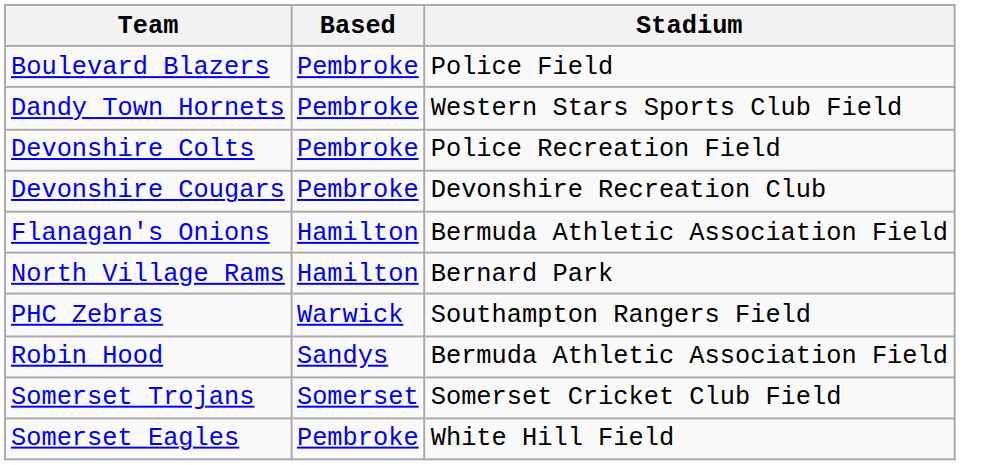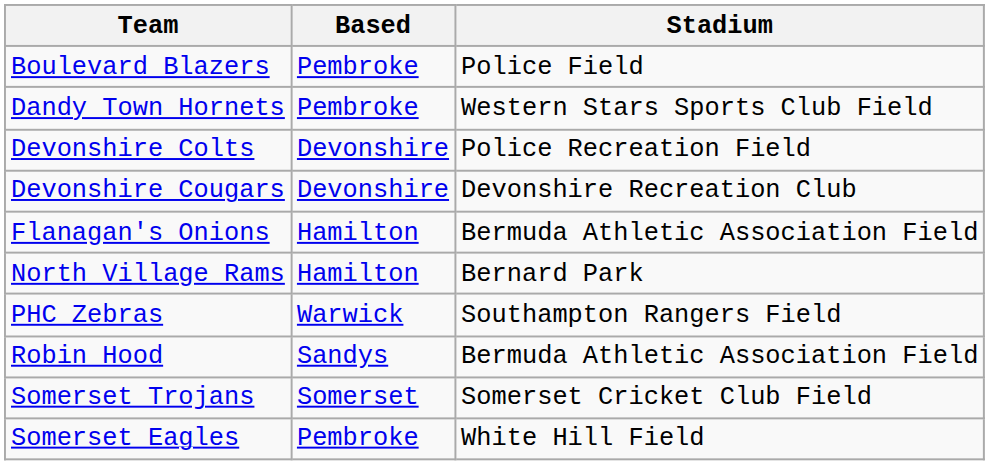(358, 150) Pembroke -> (373, 150) Devonshire
(358, 191) Pembroke -> (373, 191) Devonshire
